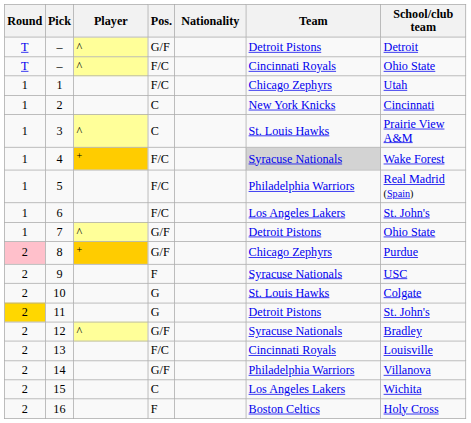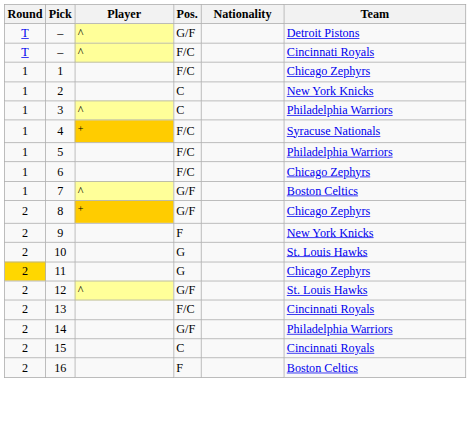- column: (423, 20)
(289, 131) St. Louis Hawks -> (340, 110) Philadelphia Warriors
(295, 158) lightgrey background -> (334, 131) no background
(297, 212) Los Angeles Lakers -> (328, 171) Chicago Zephyrs
(285, 232) Detroit Pistons -> (322, 190) Boston Celtics
(25, 252) pink background -> (25, 211) no background
(295, 273) Syracuse Nationals -> (330, 232) New York Knicks
(285, 312) Detroit Pistons -> (328, 271) Chicago Zephyrs
(295, 331) Syracuse Nationals -> (327, 290) St. Louis Hawks
(297, 389) Los Angeles Lakers -> (331, 348) Cincinnati Royals
